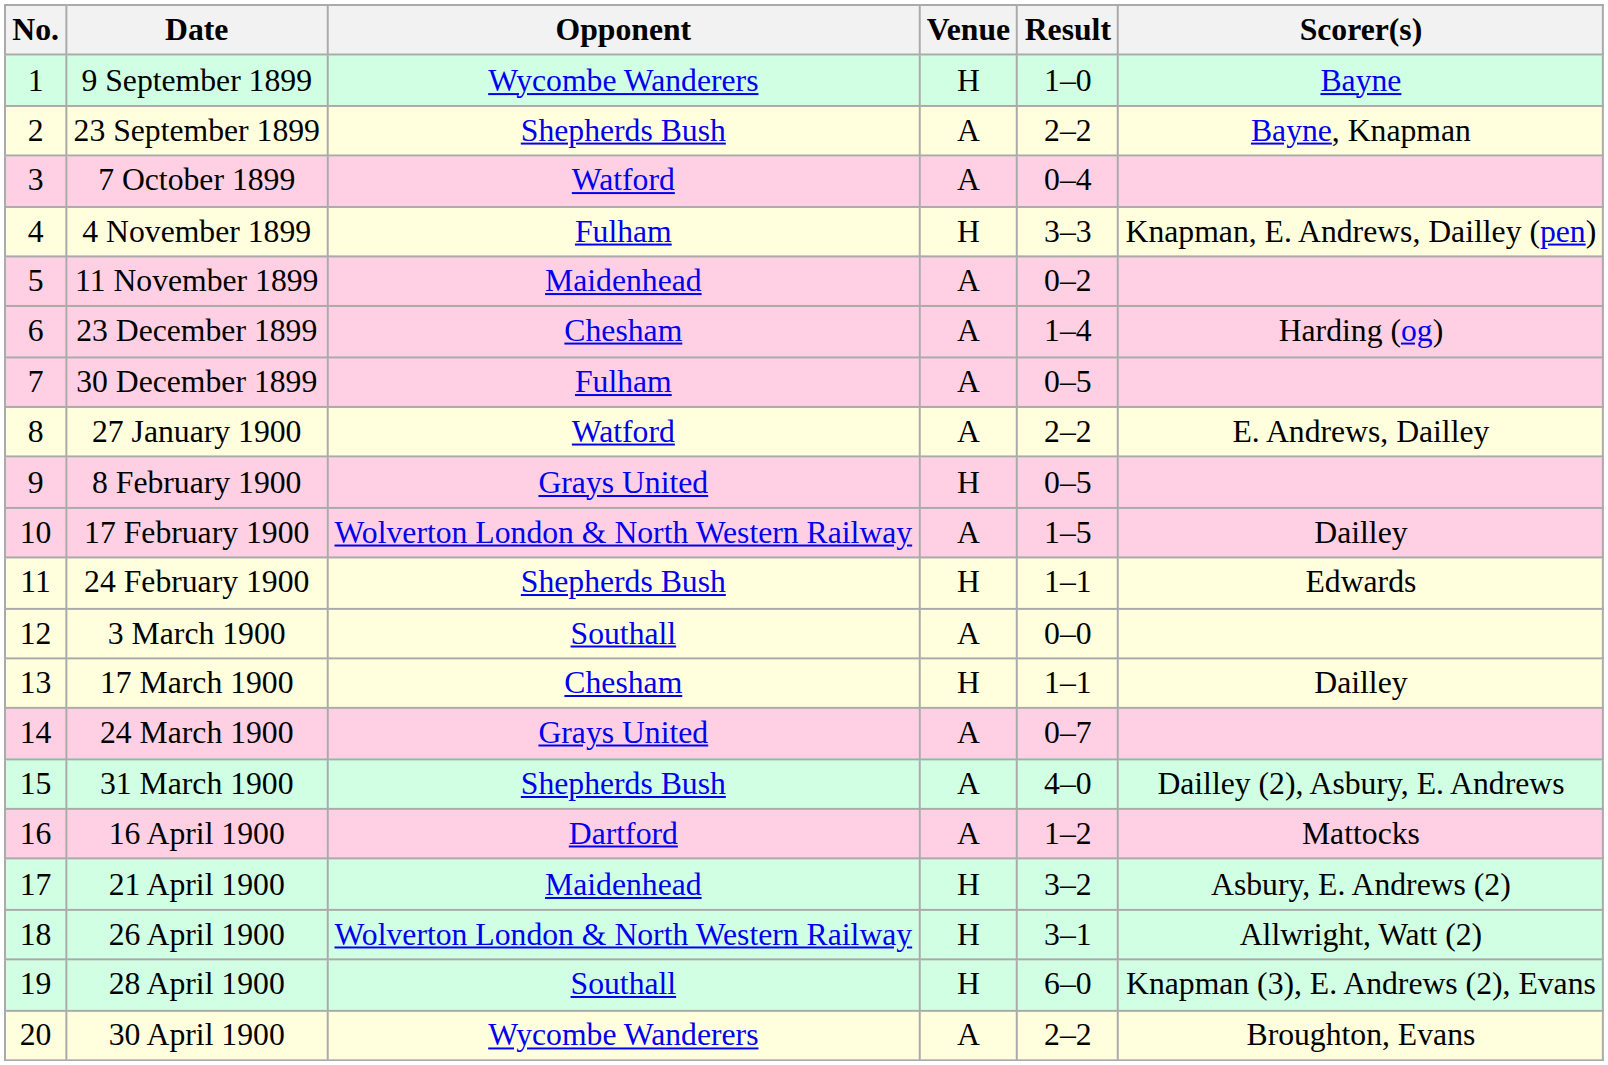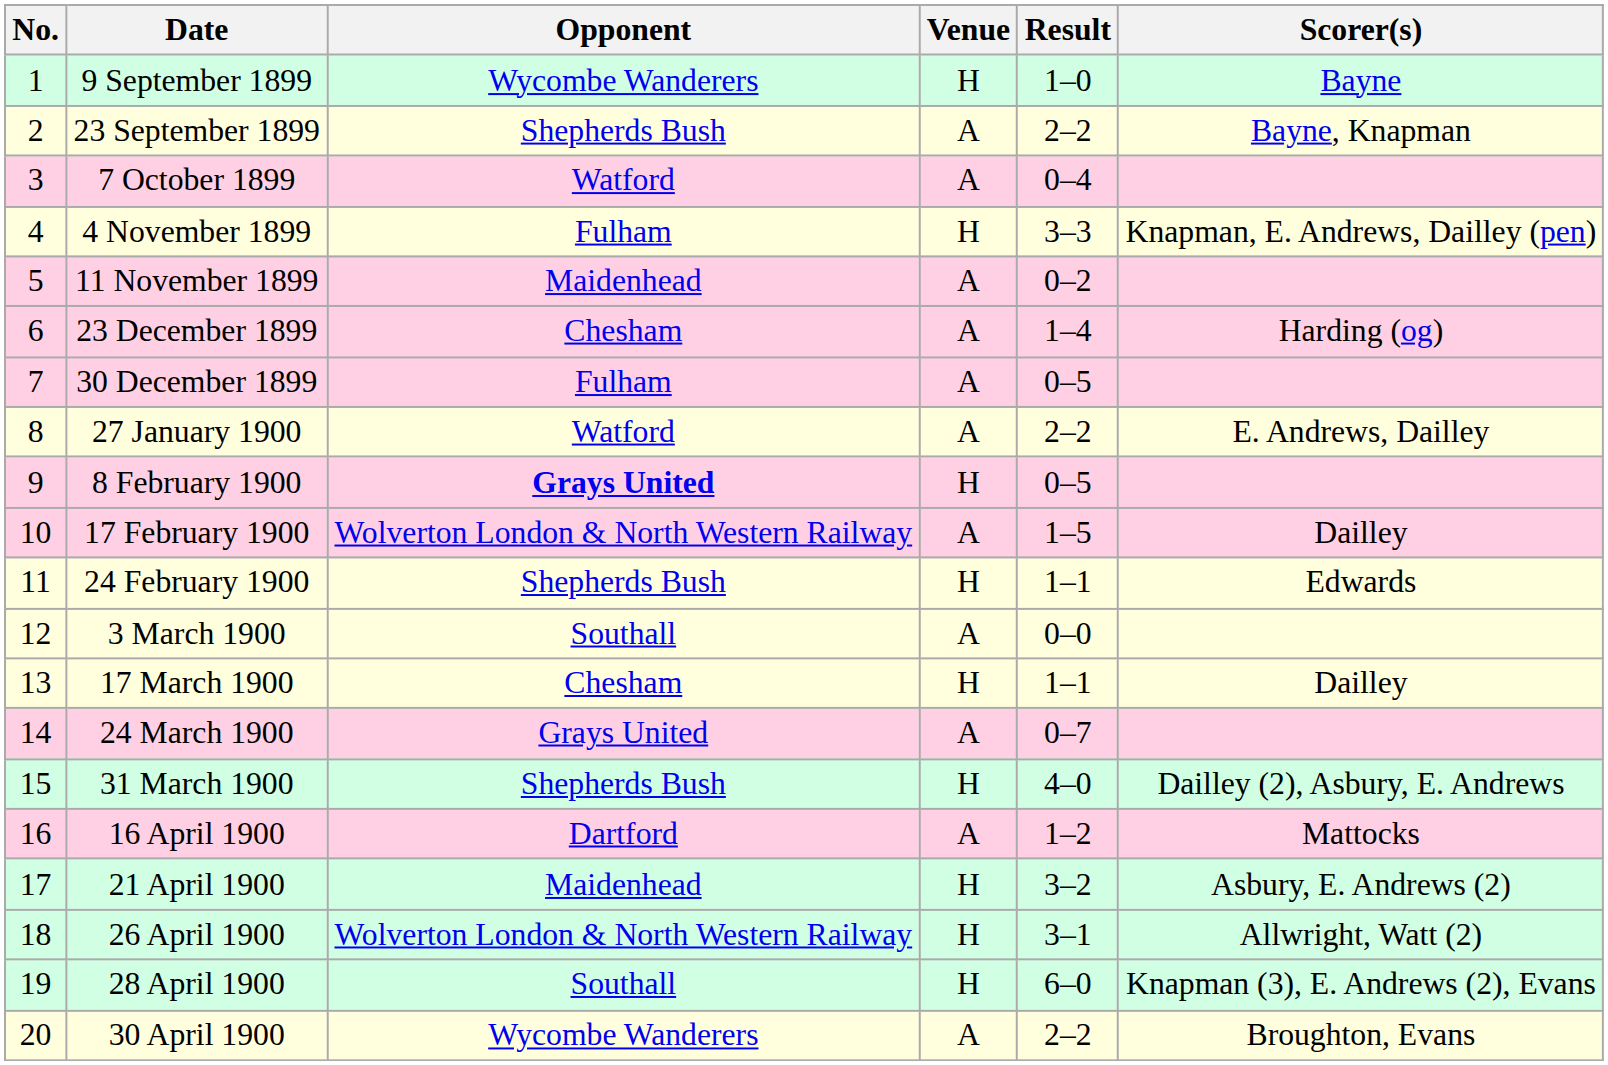(623, 481) normal -> (623, 481) bold
(968, 783) A -> (968, 783) H
